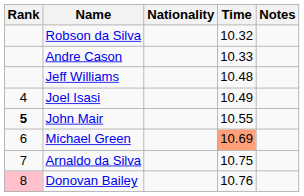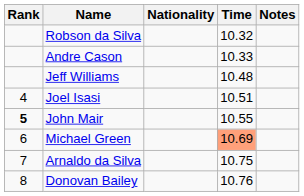(237, 98) 10.49 -> (237, 98) 10.51
(23, 181) pink background -> (23, 181) no background
